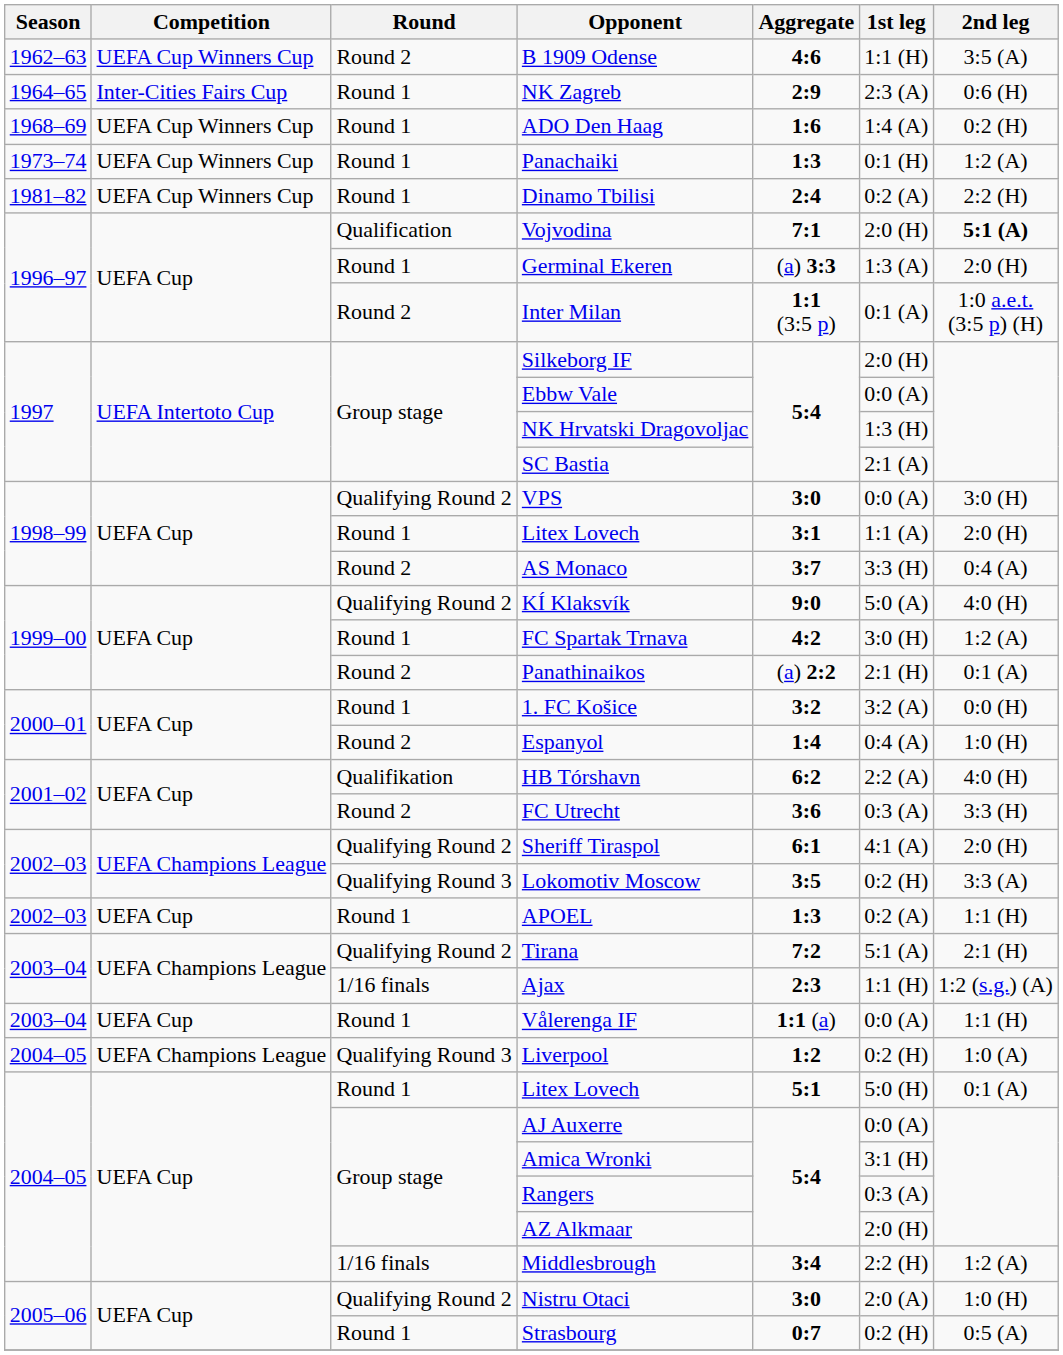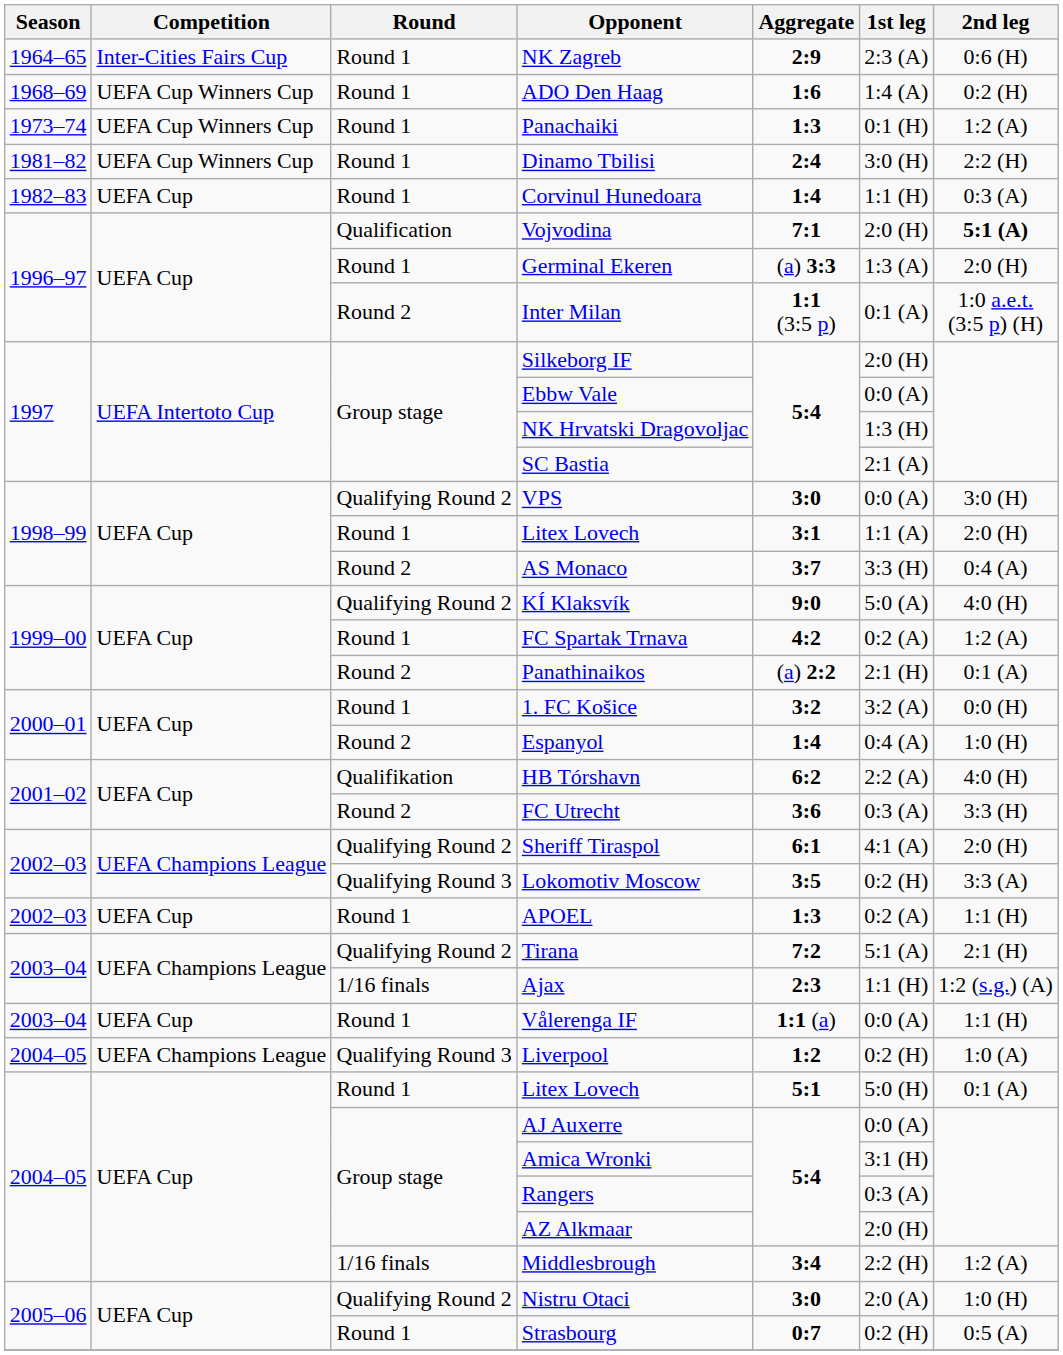- row: (48, 56)
(896, 195) 0:2 (A) -> (896, 160) 3:0 (H)
+ row: (48, 195)
(896, 637) 3:0 (H) -> (896, 637) 0:2 (A)
